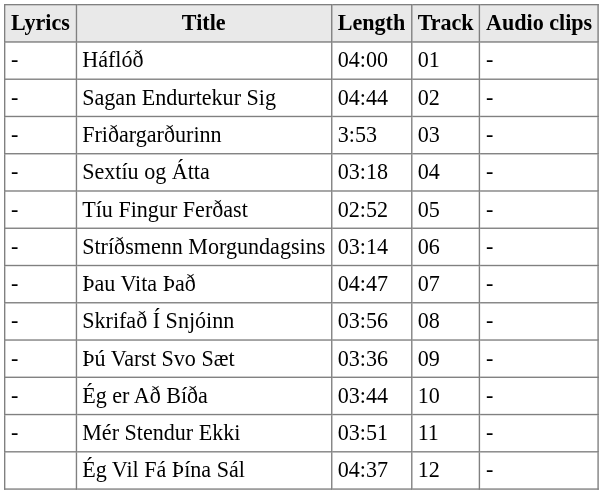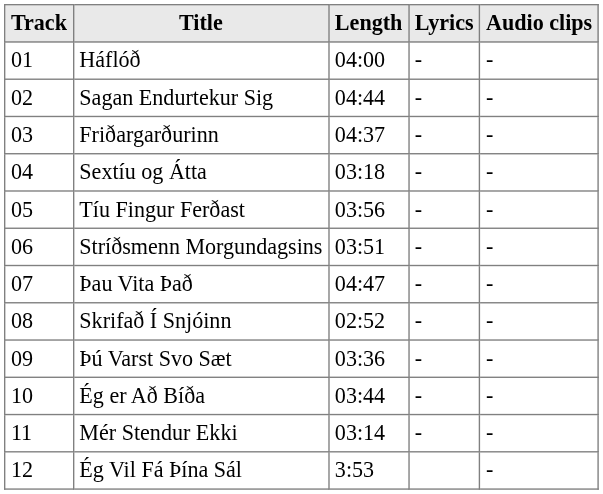columns swapped: (446, 23) <-> (40, 23)
(357, 134) 3:53 -> (360, 134) 04:37
(363, 209) 02:52 -> (360, 209) 03:56
(363, 246) 03:14 -> (360, 246) 03:51
(363, 321) 03:56 -> (360, 321) 02:52
(363, 432) 03:51 -> (360, 432) 03:14
(363, 470) 04:37 -> (354, 470) 3:53
